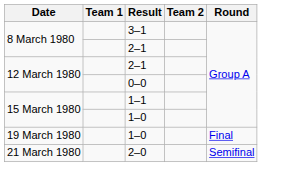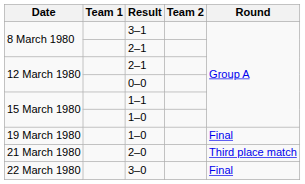(232, 153) Semifinal -> (253, 153) Third place match
+ row: (44, 170)
